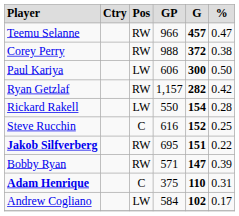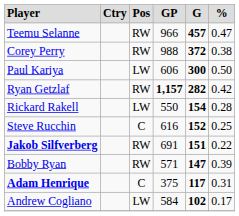(169, 88) normal -> (169, 88) bold
(169, 145) 695 -> (169, 145) 691
(197, 182) 110 -> (197, 182) 117
